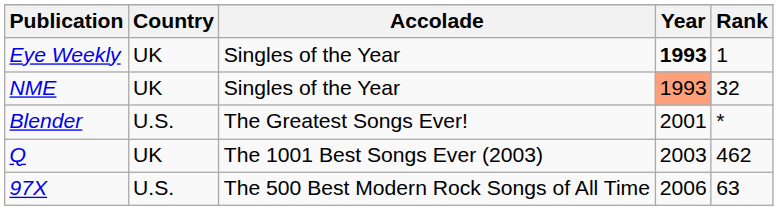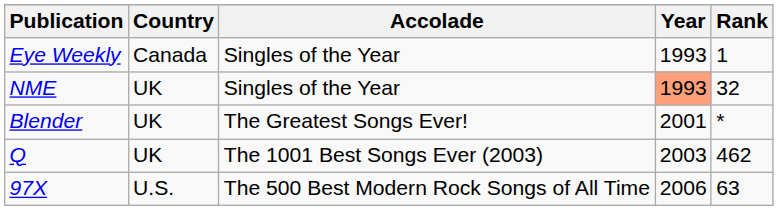(148, 54) UK -> (170, 54) Canada
(683, 54) bold -> (683, 54) normal
(154, 121) U.S. -> (148, 121) UK
